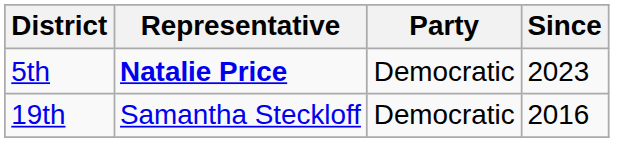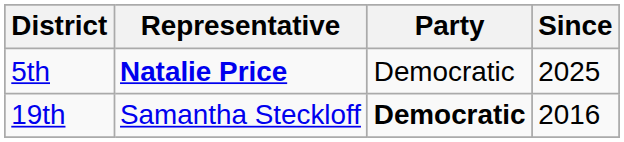(558, 70) 2023 -> (569, 70) 2025
(444, 114) normal -> (450, 114) bold
